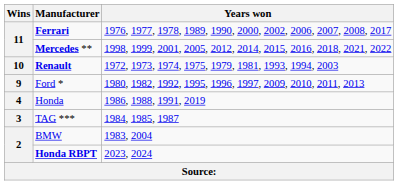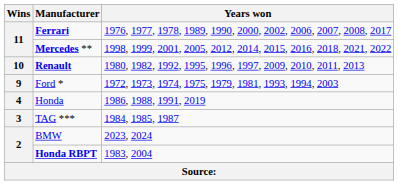(221, 66) 1972, 1973, 1974, 1975, 1979, 1981, 1993, 1994, 2003 -> (234, 66) 1980, 1982, 1992, 1995, 1996, 1997, 2009, 2010, 2011, 2013
(234, 83) 1980, 1982, 1992, 1995, 1996, 1997, 2009, 2010, 2011, 2013 -> (221, 83) 1972, 1973, 1974, 1975, 1979, 1981, 1993, 1994, 2003
(128, 136) 1983, 2004 -> (128, 136) 2023, 2024
(128, 153) 2023, 2024 -> (128, 153) 1983, 2004
